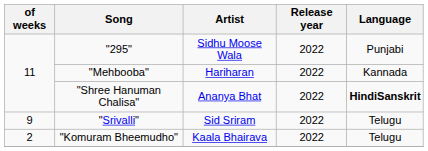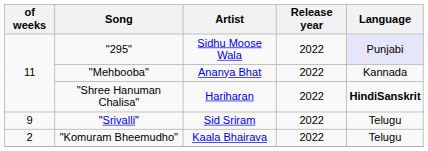(385, 49) no background -> (385, 49) lavender background
(230, 73) Hariharan -> (230, 73) Ananya Bhat
(230, 96) Ananya Bhat -> (230, 96) Hariharan
